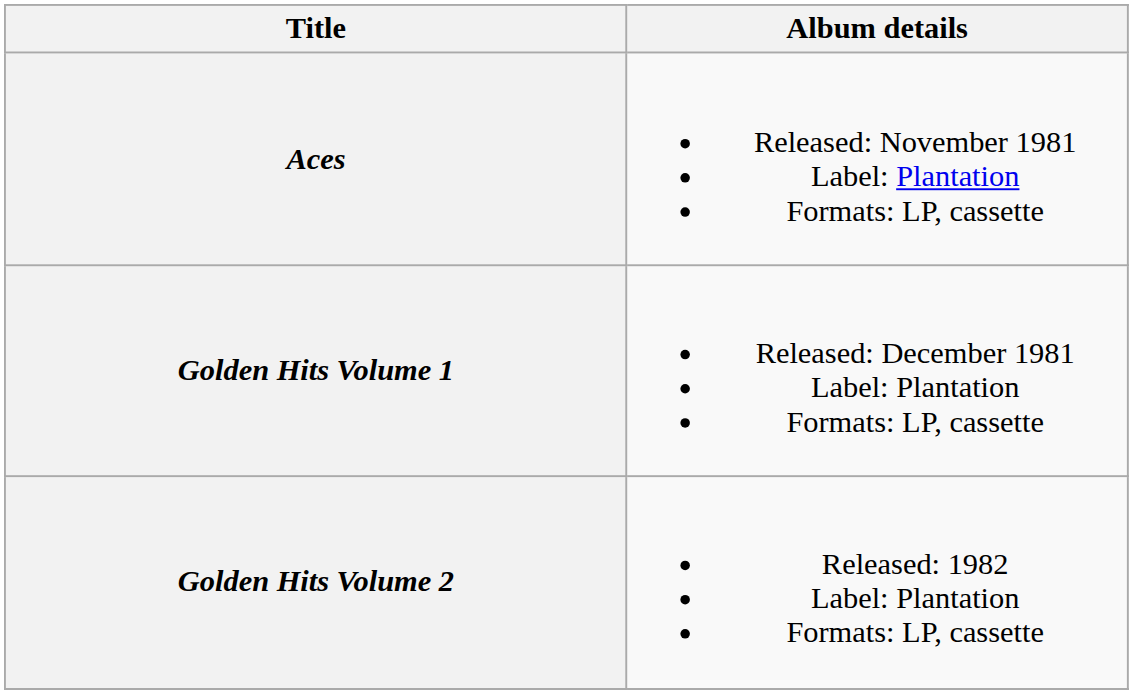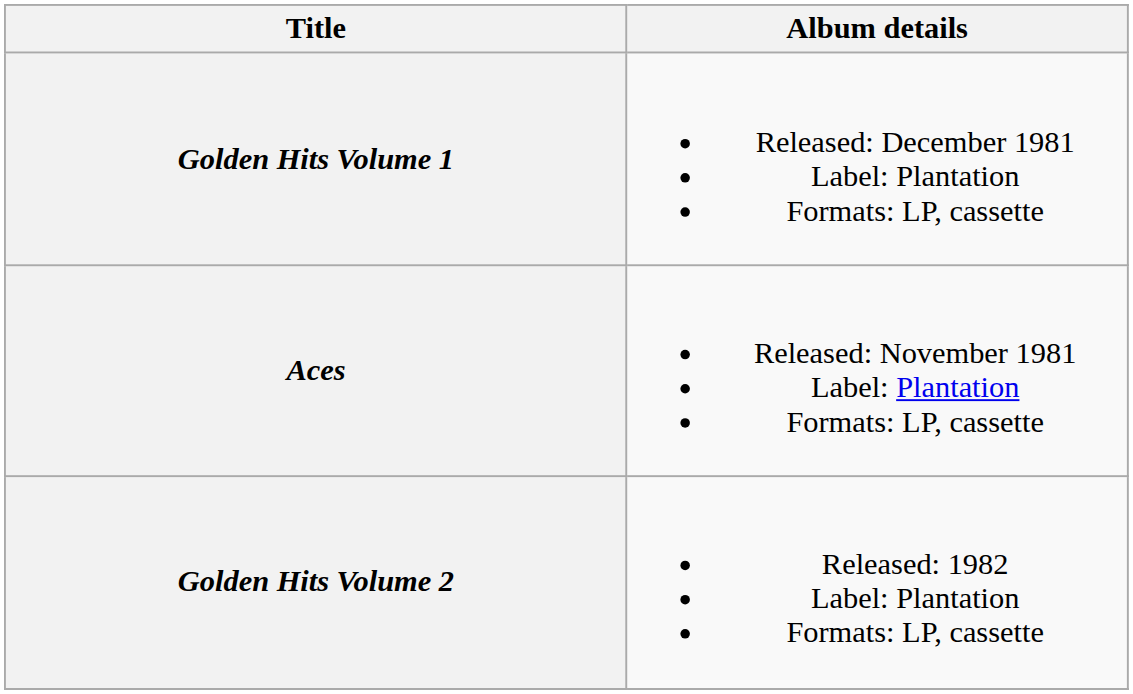rows swapped: (316, 158) <-> (316, 370)
